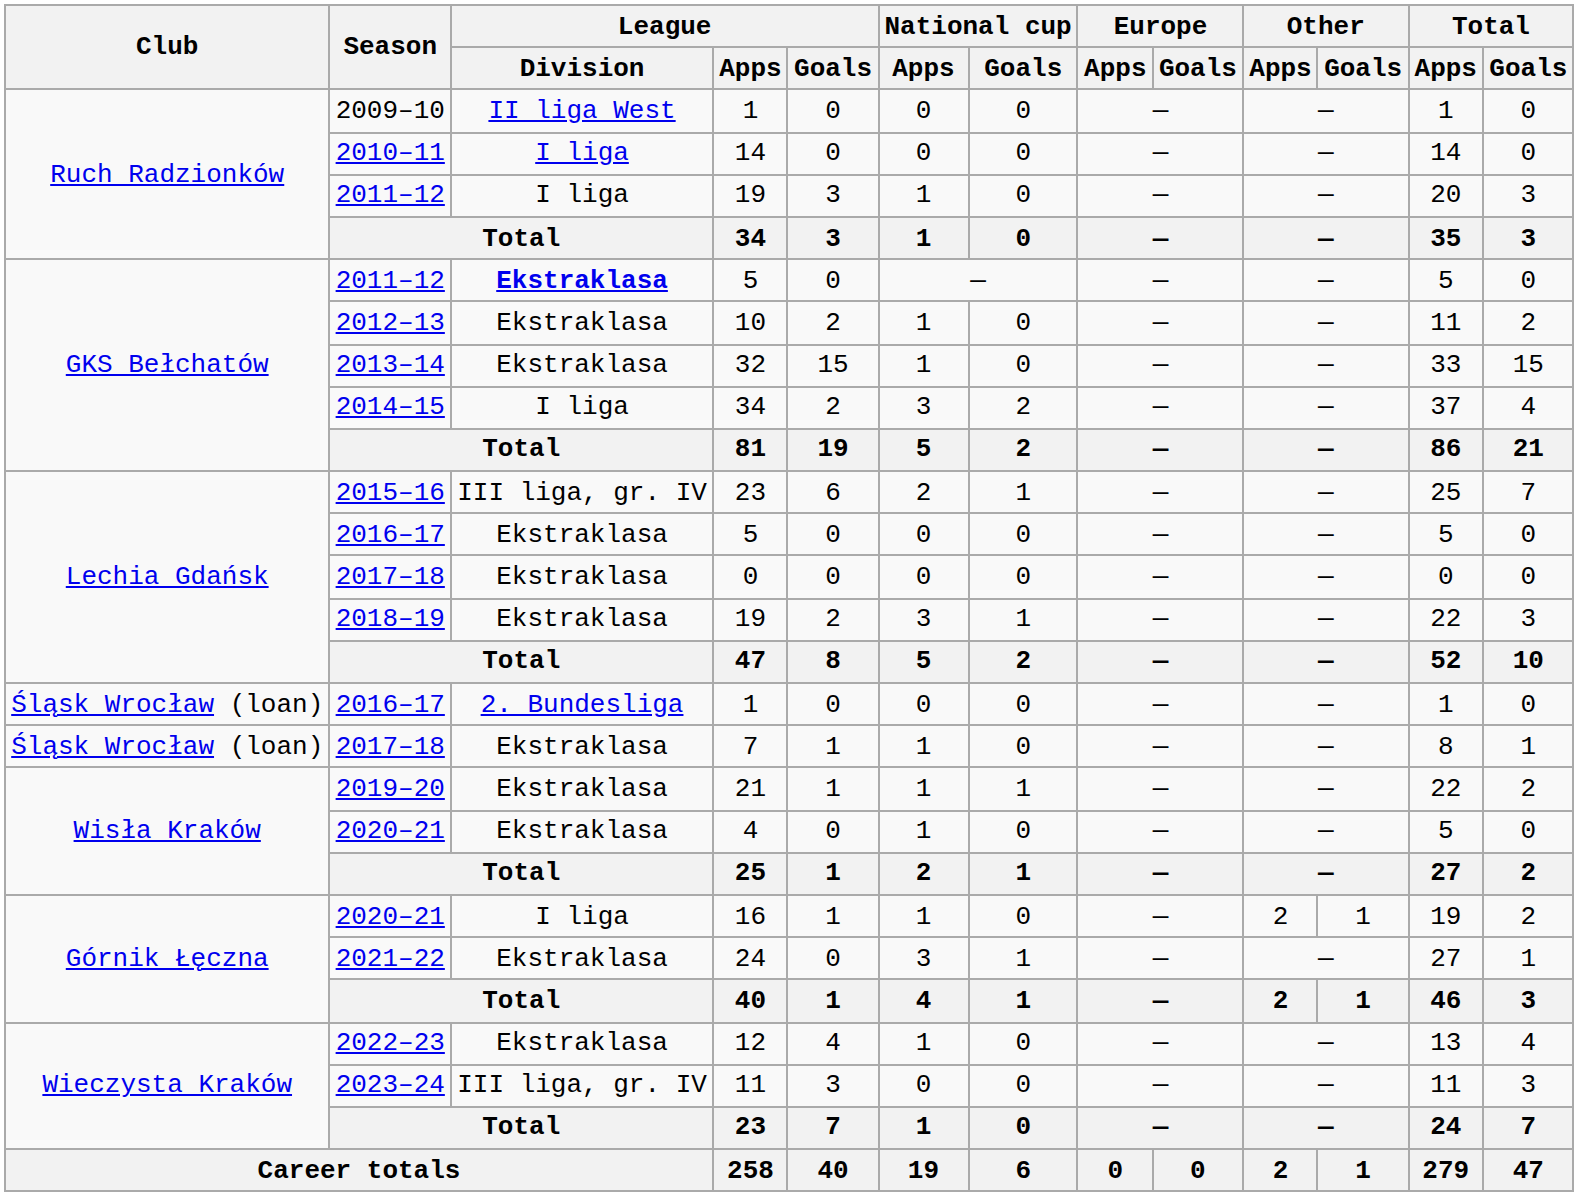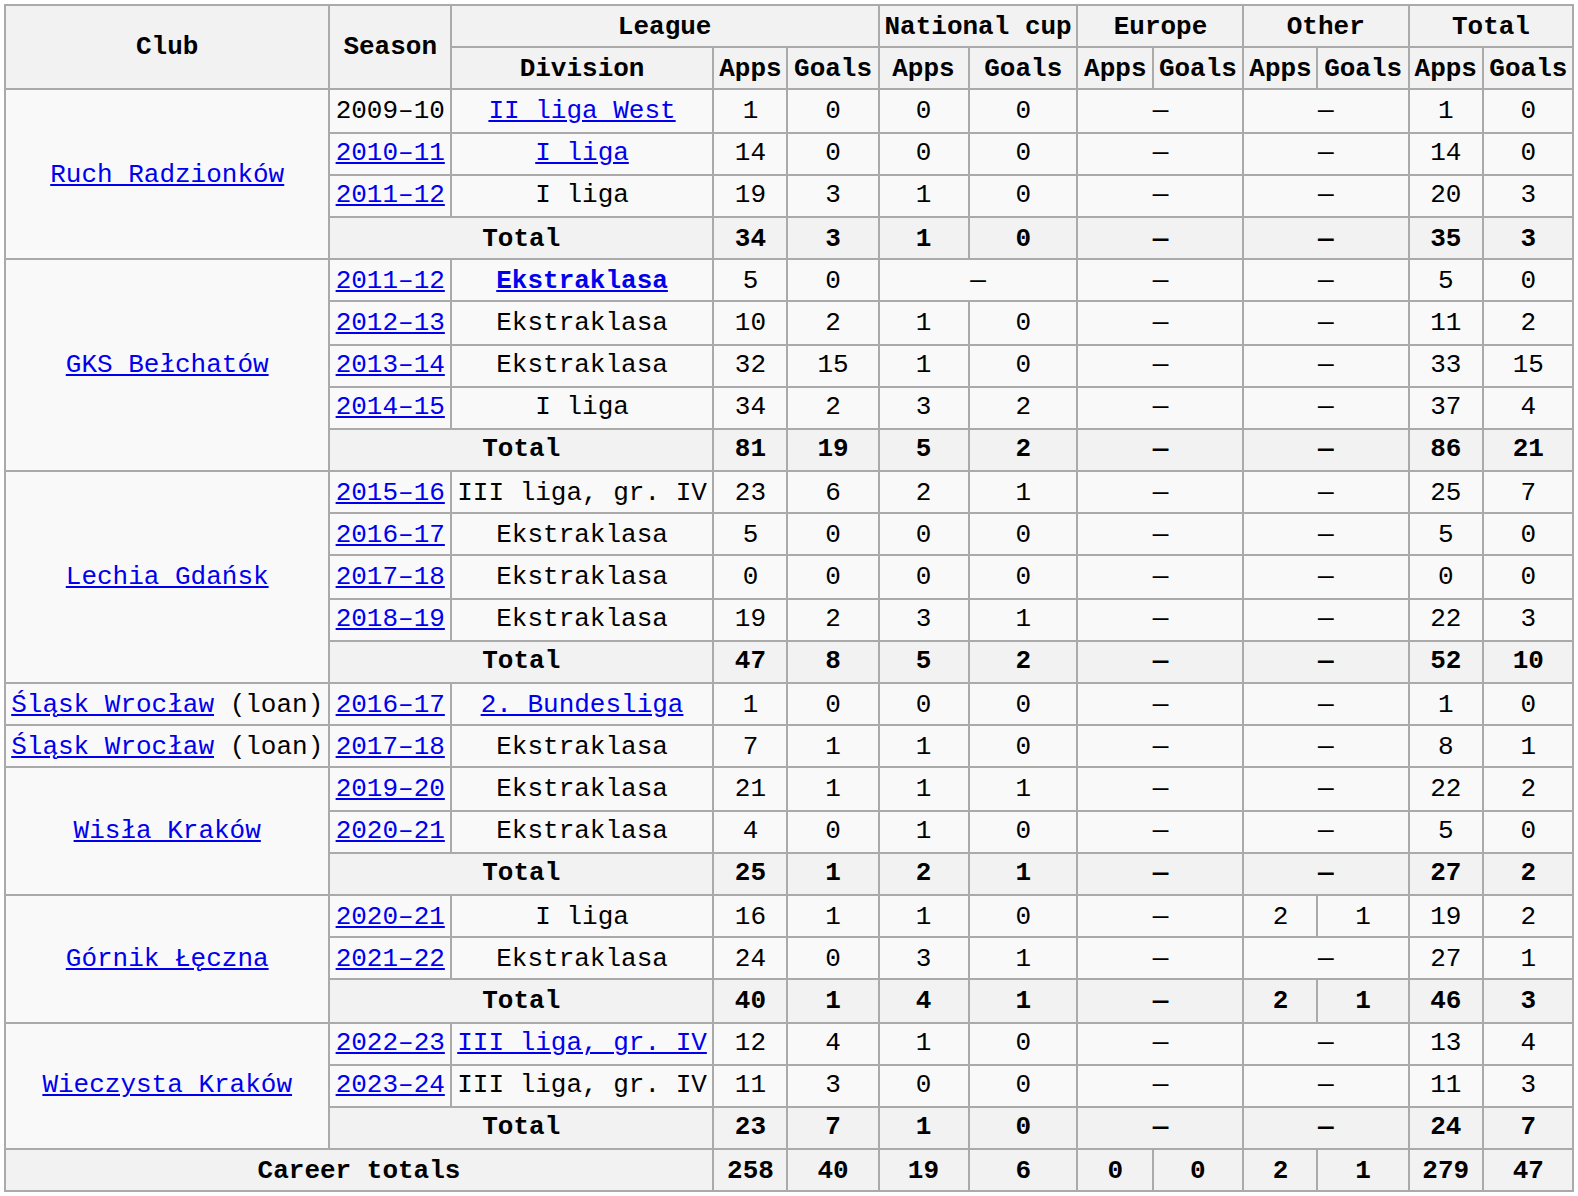(582, 1043) Ekstraklasa -> (582, 1043) III liga, gr. IV
